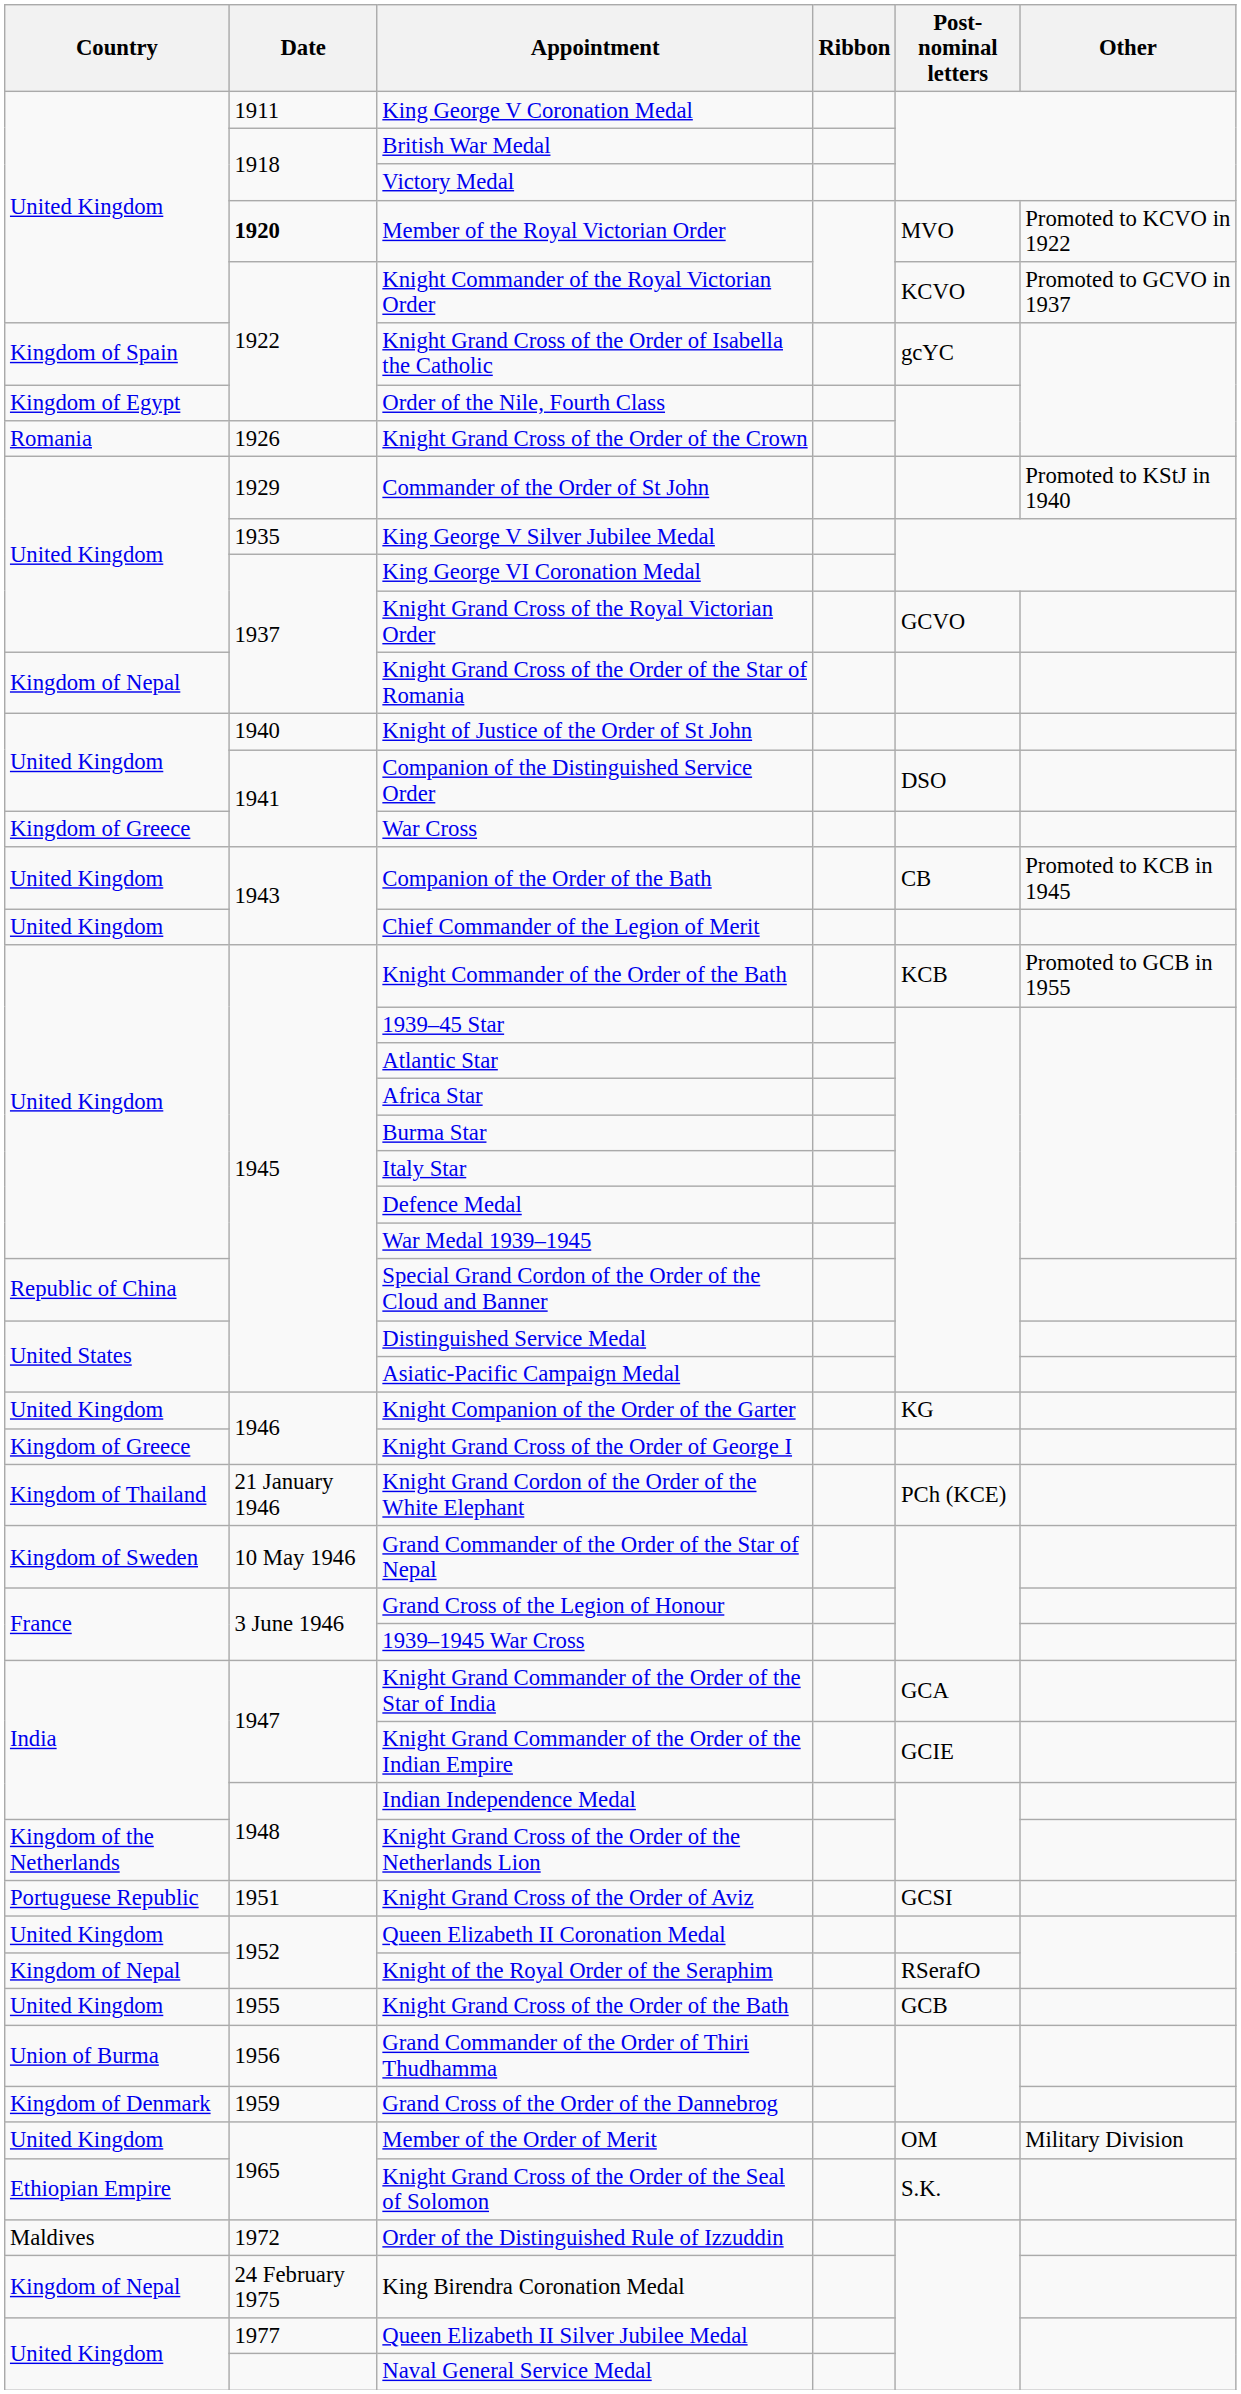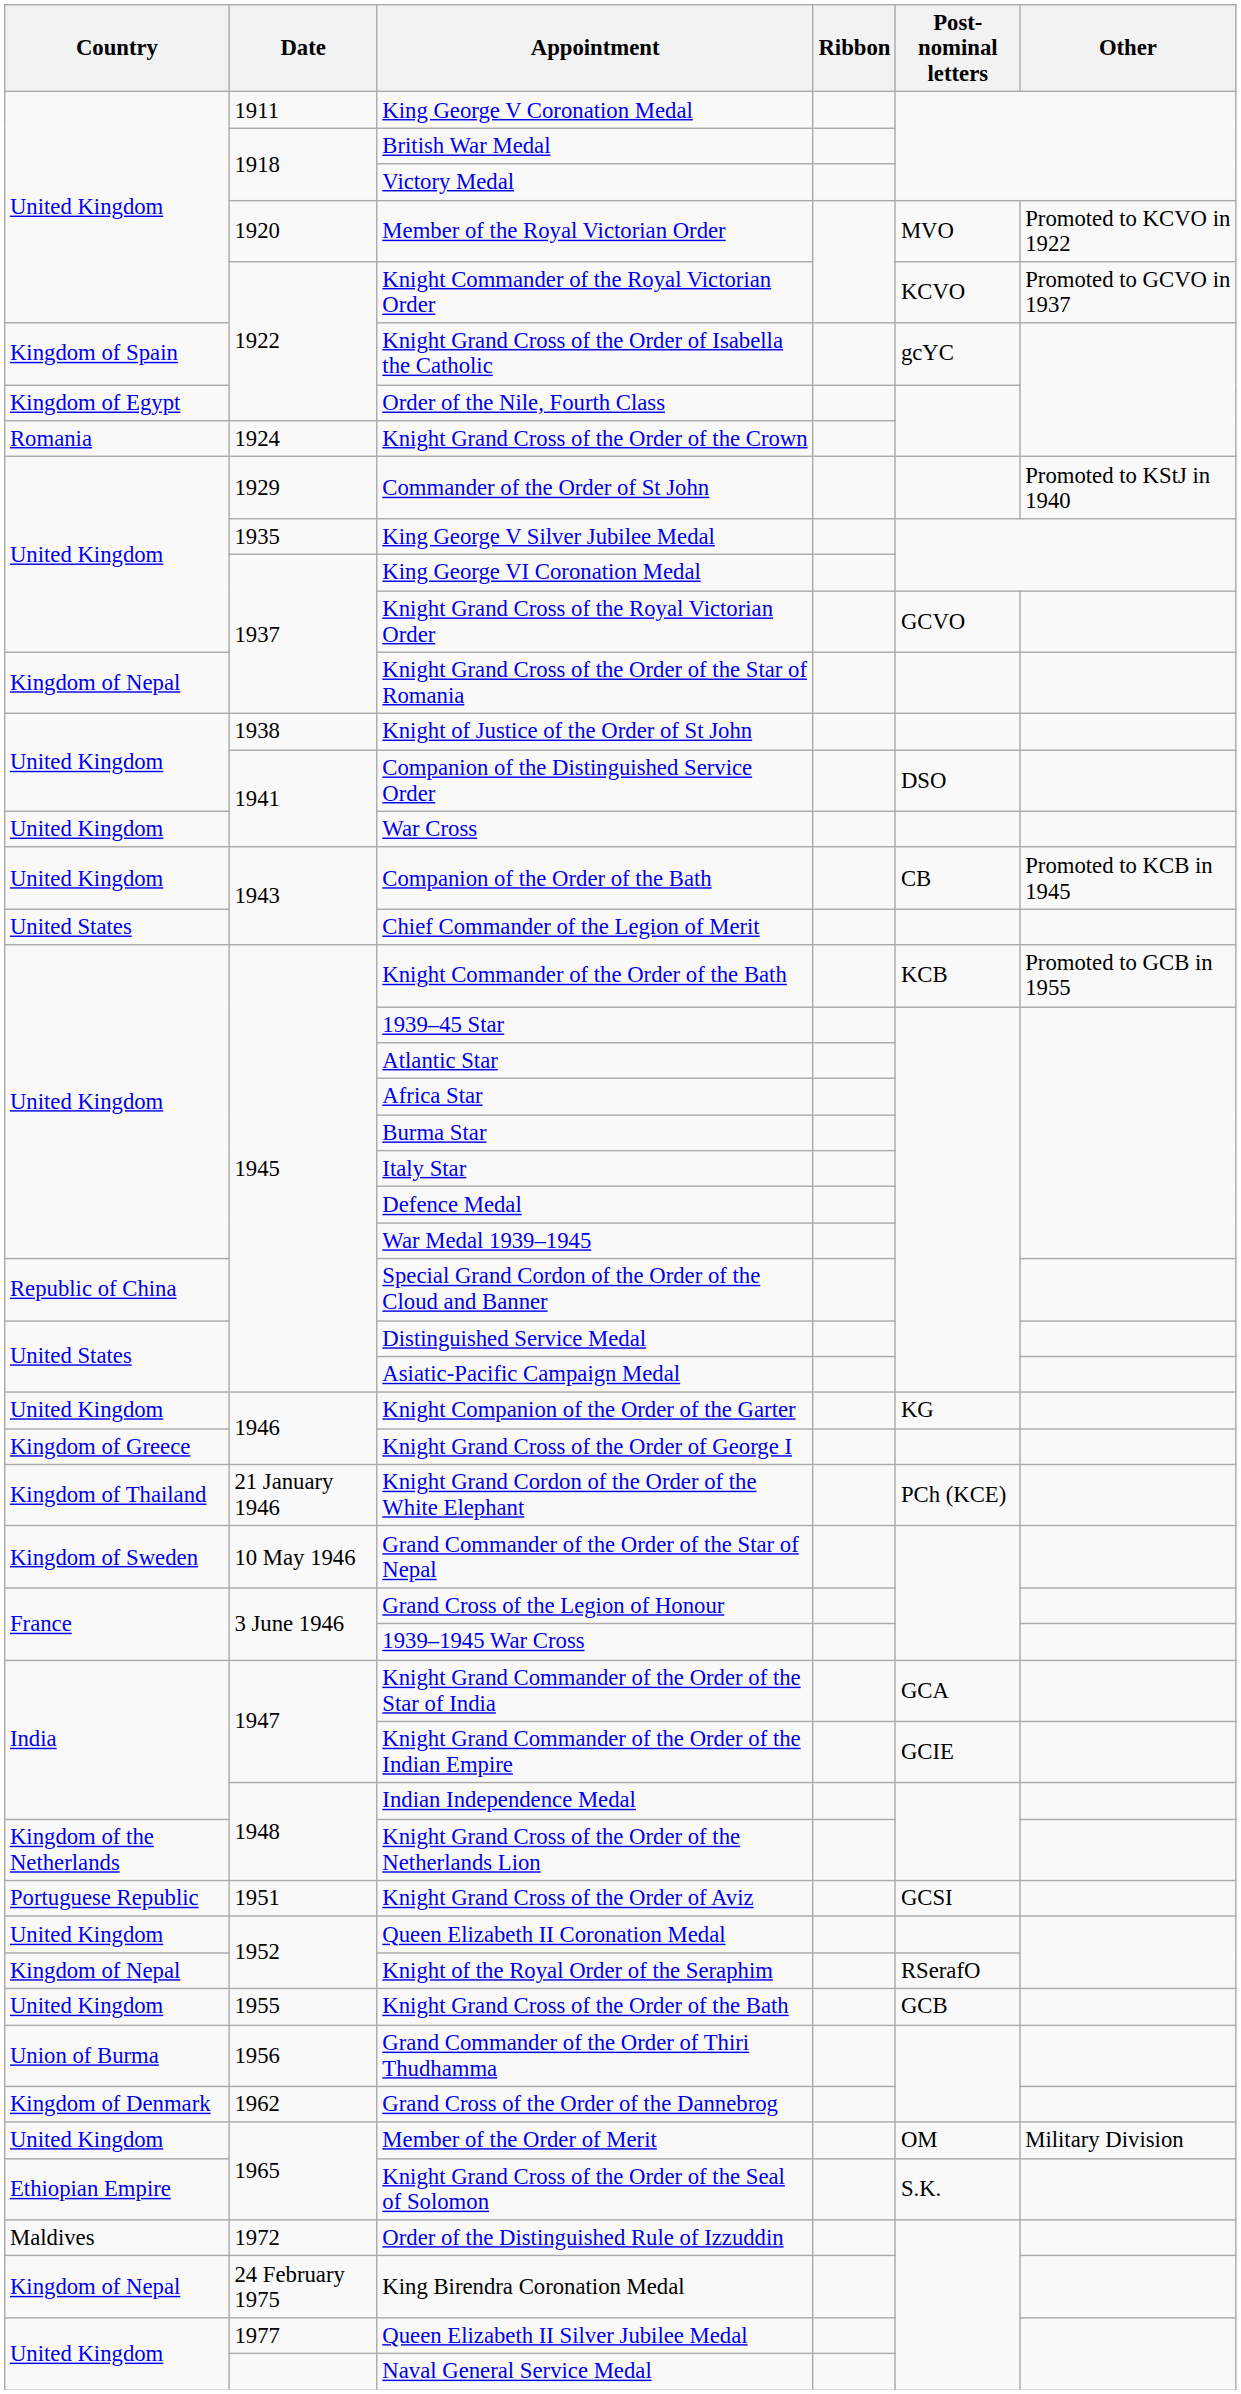(257, 230) bold -> (257, 230) normal
(257, 438) 1926 -> (257, 438) 1924
(257, 731) 1940 -> (257, 731) 1938
(100, 829) Kingdom of Greece -> (87, 829) United Kingdom
(87, 926) United Kingdom -> (71, 926) United States
(257, 2104) 1959 -> (257, 2104) 1962
